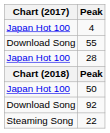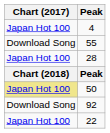(38, 89) no background -> (38, 89) khaki background
(40, 120) Steaming Song -> (38, 120) Japan Hot 100
